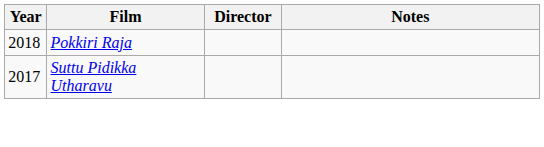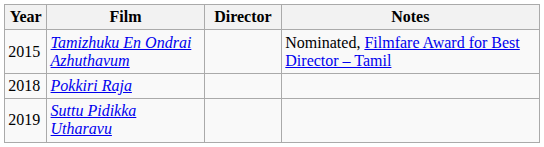+ row: (121, 51)
(24, 76) 2017 -> (24, 120) 2019
